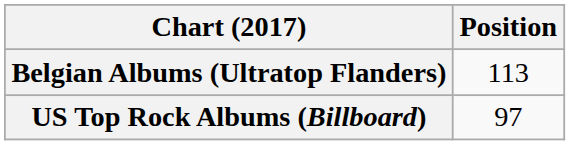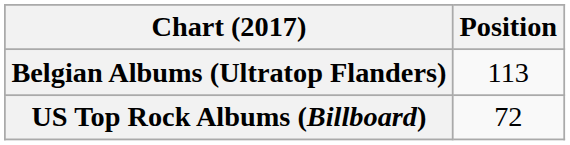(508, 116) 97 -> (508, 116) 72
